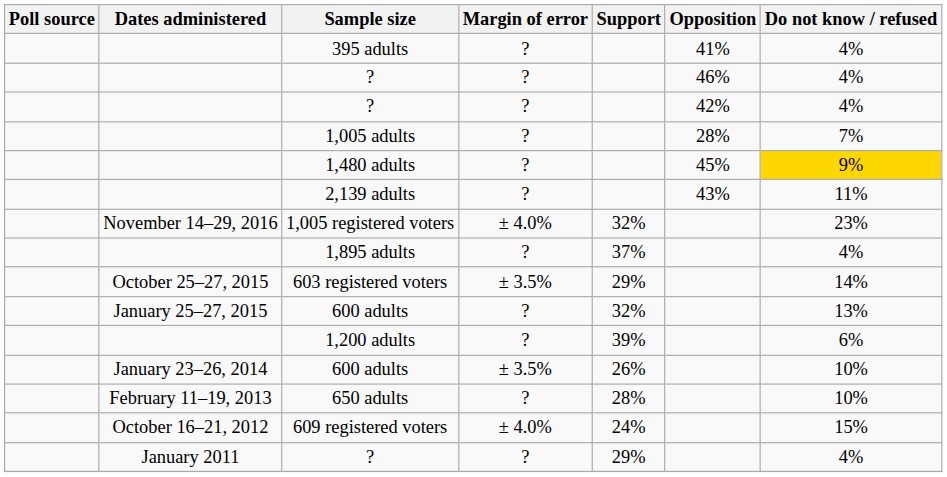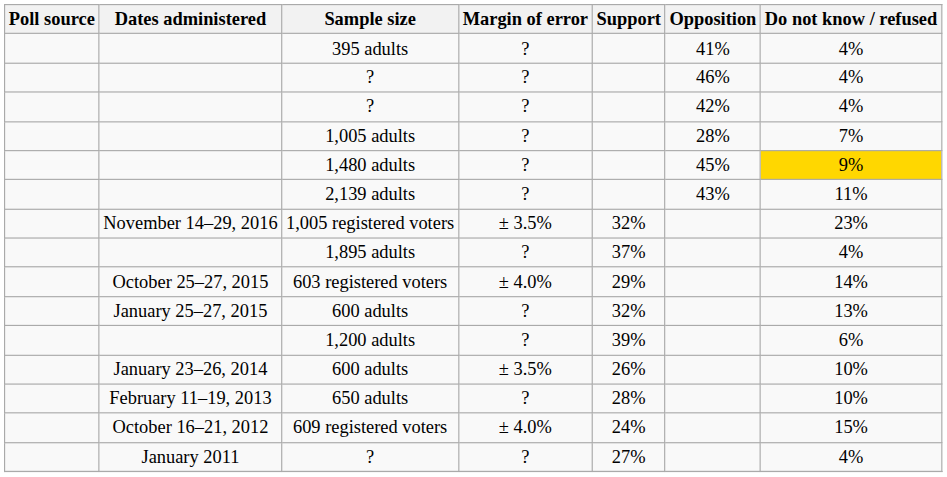(525, 223) ± 4.0% -> (525, 223) ± 3.5%
(525, 281) ± 3.5% -> (525, 281) ± 4.0%
(629, 456) 29% -> (629, 456) 27%
